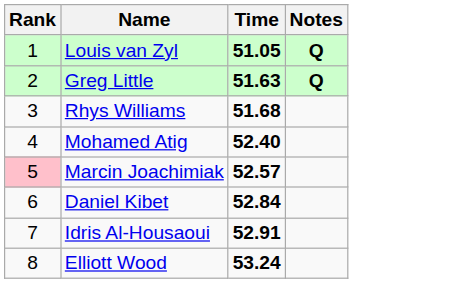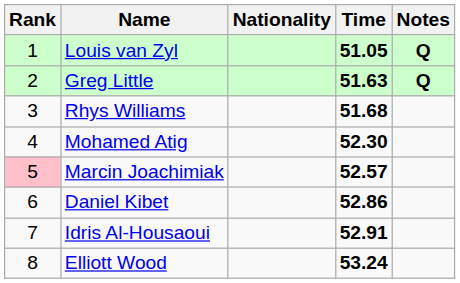+ column: (282, 19)
(257, 141) 52.40 -> (364, 141) 52.30
(257, 202) 52.84 -> (364, 202) 52.86
